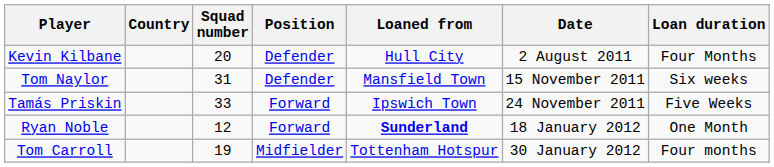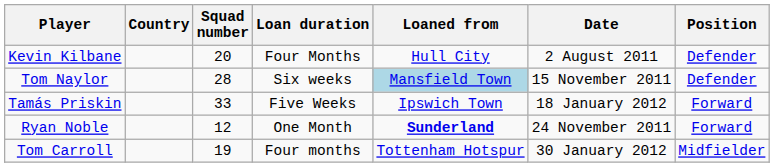columns swapped: (300, 25) <-> (709, 25)
(223, 81) 31 -> (223, 81) 28
(424, 81) no background -> (451, 81) lightblue background
(575, 104) 24 November 2011 -> (601, 104) 18 January 2012
(575, 128) 18 January 2012 -> (601, 128) 24 November 2011
